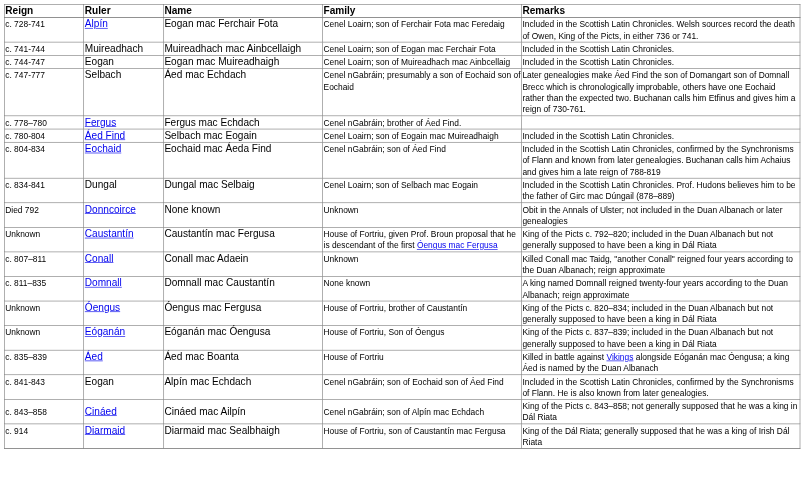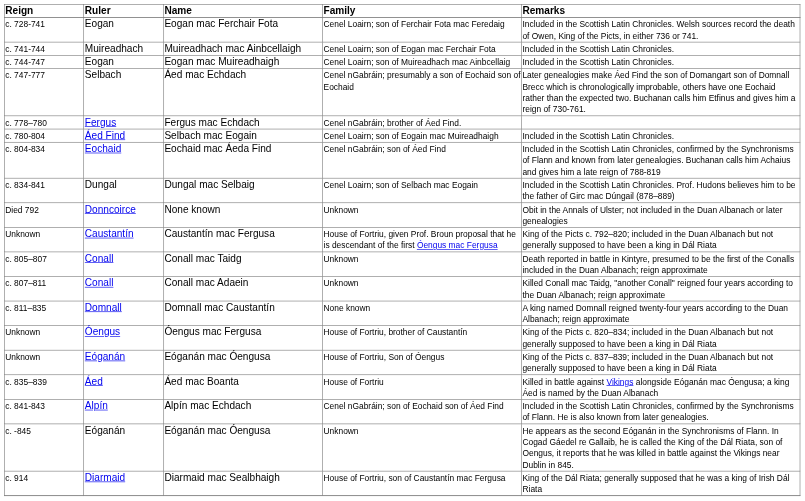(96, 24) Alpín -> (99, 24) Eogan
+ row: (26, 259)
(99, 381) Eogan -> (96, 406) Alpín
+ row: (18, 431)
- row: (26, 412)
